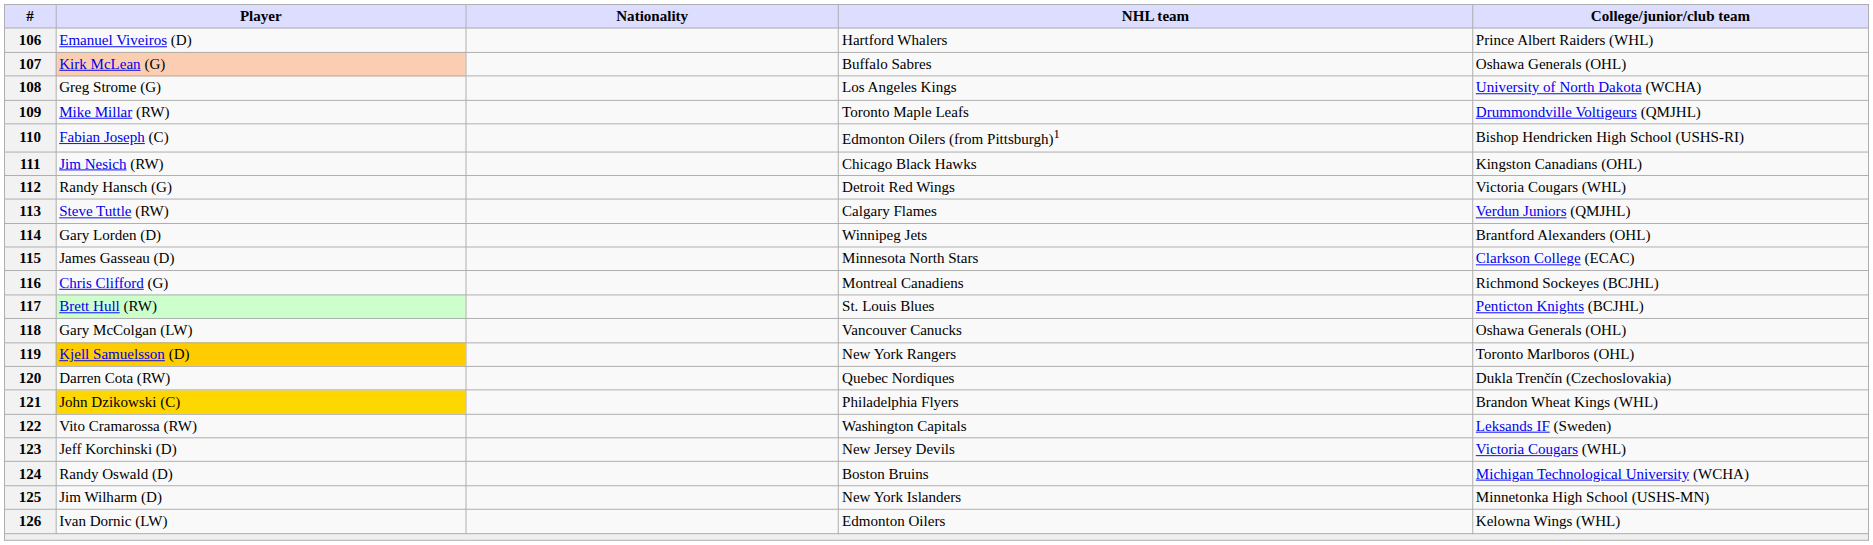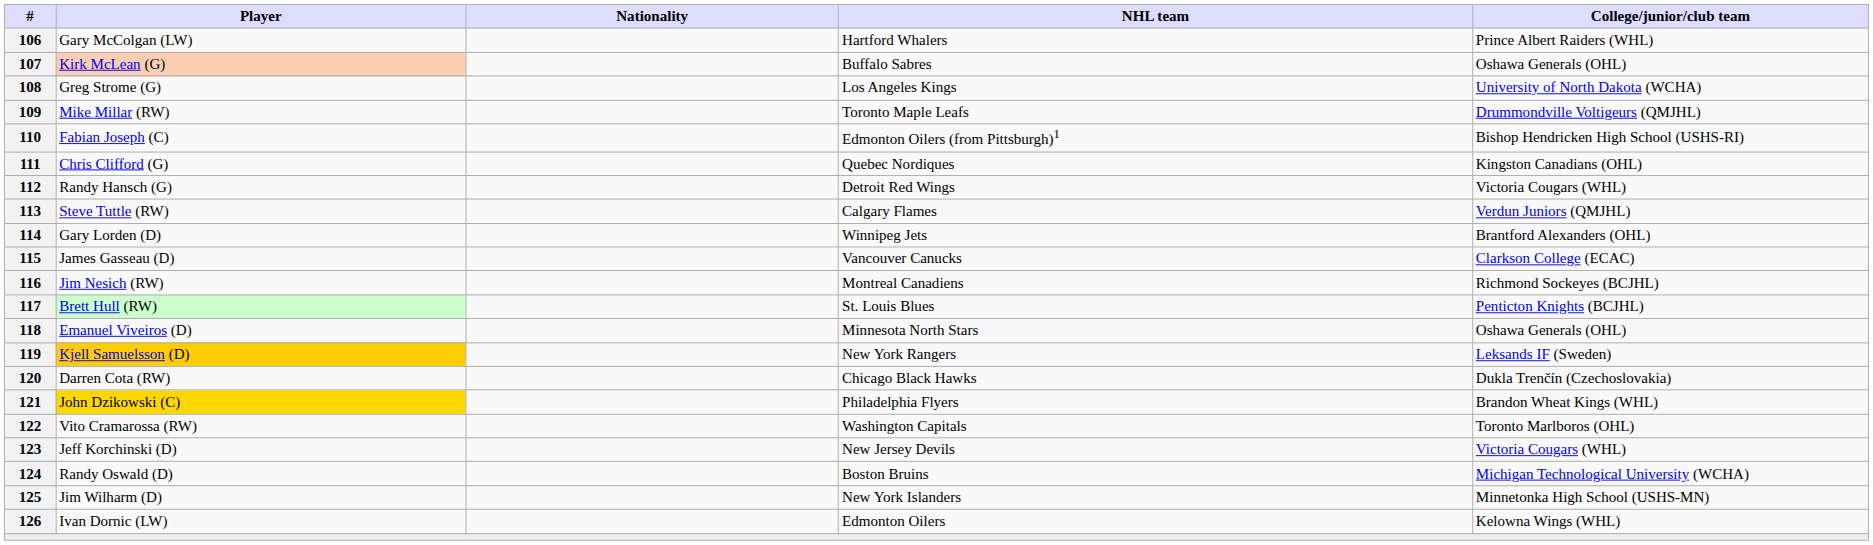(125, 40) Emanuel Viveiros (D) -> (126, 40) Gary McColgan (LW)
(111, 163) Jim Nesich (RW) -> (114, 163) Chris Clifford (G)
(909, 163) Chicago Black Hawks -> (898, 163) Quebec Nordiques
(910, 259) Minnesota North Stars -> (902, 259) Vancouver Canucks
(114, 282) Chris Clifford (G) -> (111, 282) Jim Nesich (RW)
(126, 330) Gary McColgan (LW) -> (125, 330) Emanuel Viveiros (D)
(902, 330) Vancouver Canucks -> (910, 330) Minnesota North Stars
(1555, 354) Toronto Marlboros (OHL) -> (1543, 354) Leksands IF (Sweden)
(898, 378) Quebec Nordiques -> (909, 378) Chicago Black Hawks
(1543, 425) Leksands IF (Sweden) -> (1555, 425) Toronto Marlboros (OHL)
